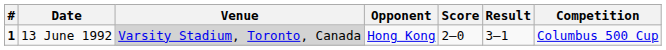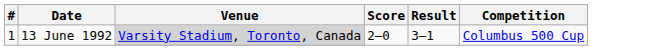- column: (401, 15)
(11, 35) bold -> (11, 35) normal
